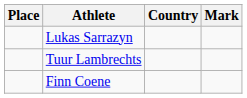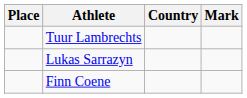rows swapped: (94, 59) <-> (89, 37)
